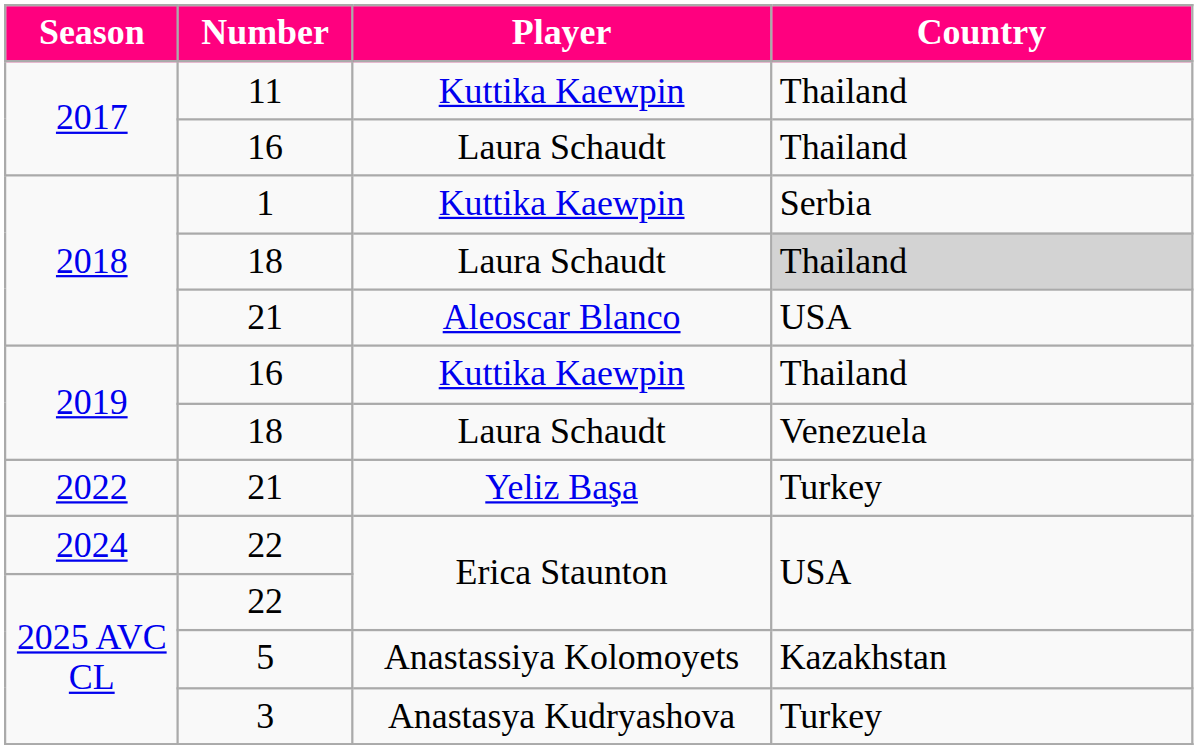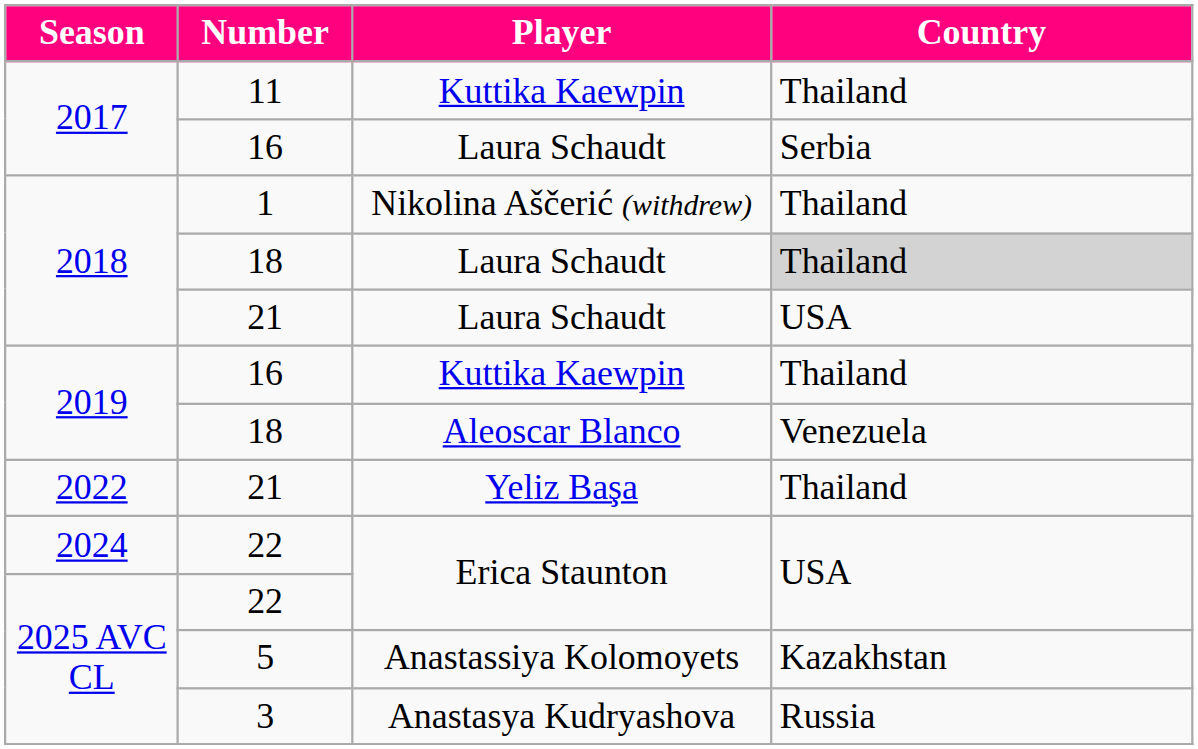(843, 146) Thailand -> (826, 146) Serbia
(562, 203) Kuttika Kaewpin -> (562, 203) Nikolina Aščerić (withdrew)
(826, 203) Serbia -> (843, 203) Thailand
(562, 317) Aleoscar Blanco -> (562, 317) Laura Schaudt
(562, 430) Laura Schaudt -> (562, 430) Aleoscar Blanco
(831, 487) Turkey -> (843, 487) Thailand
(831, 714) Turkey -> (828, 714) Russia
